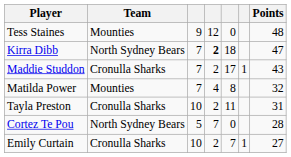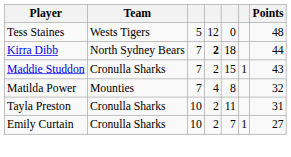(112, 32) Mounties -> (120, 32) Wests Tigers
(199, 32) 9 -> (199, 32) 5
(278, 50) 47 -> (278, 50) 44
(230, 69) 17 -> (230, 69) 15
- row: (40, 124)
